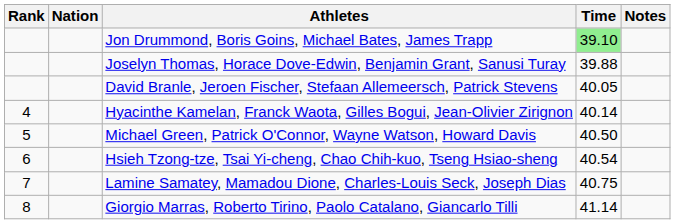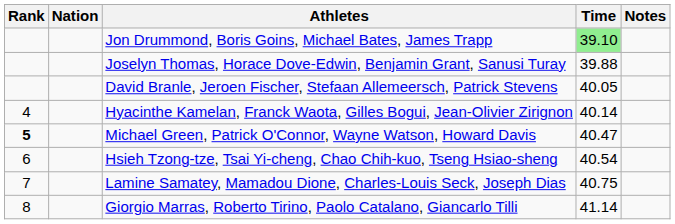(26, 135) normal -> (26, 135) bold
(599, 135) 40.50 -> (599, 135) 40.47
